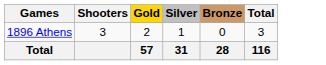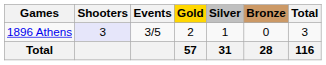+ column: (153, 13)
(103, 32) no background -> (103, 32) lavender background
